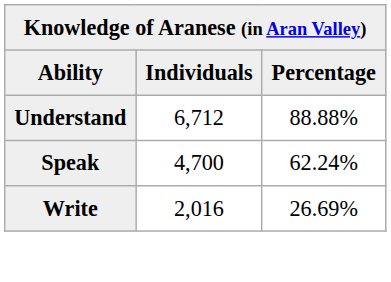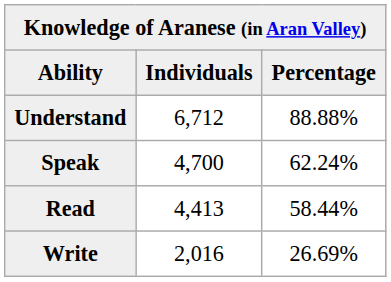+ row: (70, 208)
